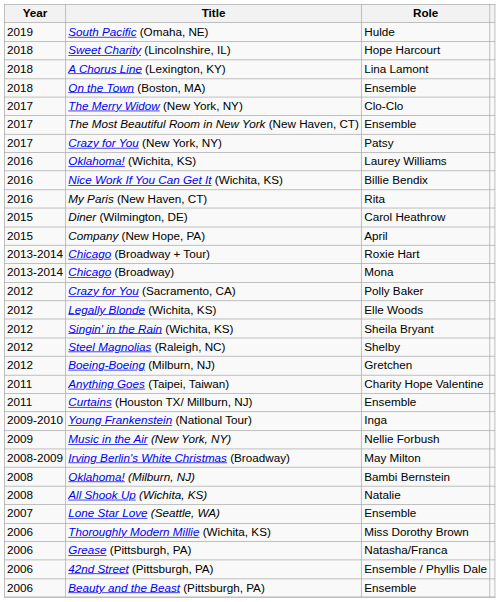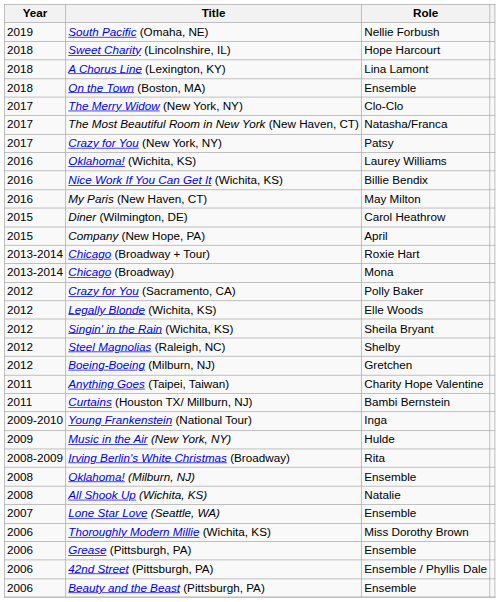(380, 32) Hulde -> (402, 32) Nellie Forbush
(390, 124) Ensemble -> (406, 124) Natasha/Franca
(375, 198) Rita -> (393, 198) May Milton
(390, 402) Ensemble -> (407, 402) Bambi Bernstein
(402, 439) Nellie Forbush -> (380, 439) Hulde
(393, 458) May Milton -> (375, 458) Rita
(407, 476) Bambi Bernstein -> (390, 476) Ensemble
(406, 550) Natasha/Franca -> (390, 550) Ensemble
